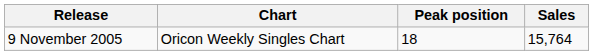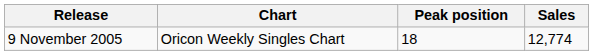(550, 38) 15,764 -> (550, 38) 12,774
